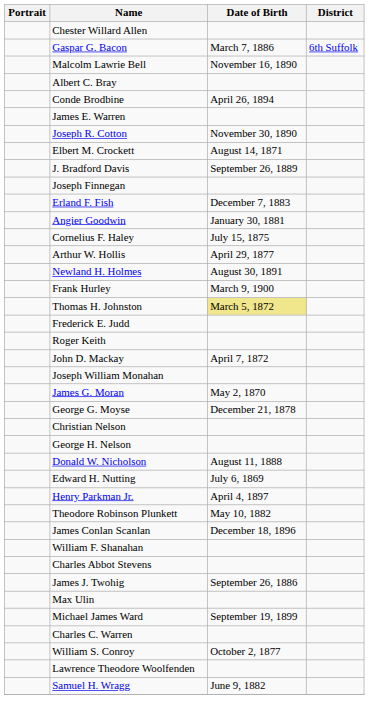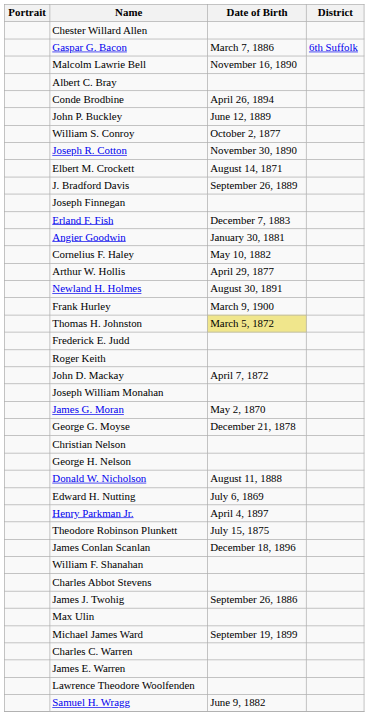+ row: (87, 116)
rows swapped: (93, 651) <-> (89, 116)
(240, 237) July 15, 1875 -> (241, 254) May 10, 1882
(241, 513) May 10, 1882 -> (240, 530) July 15, 1875
